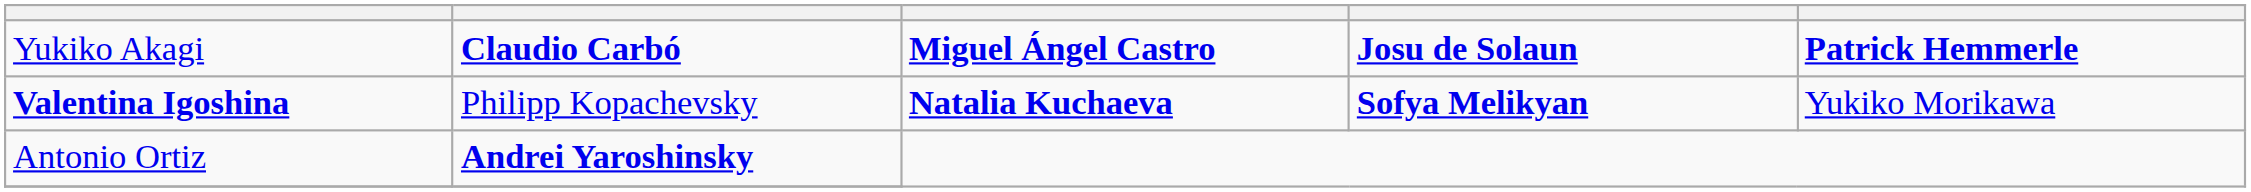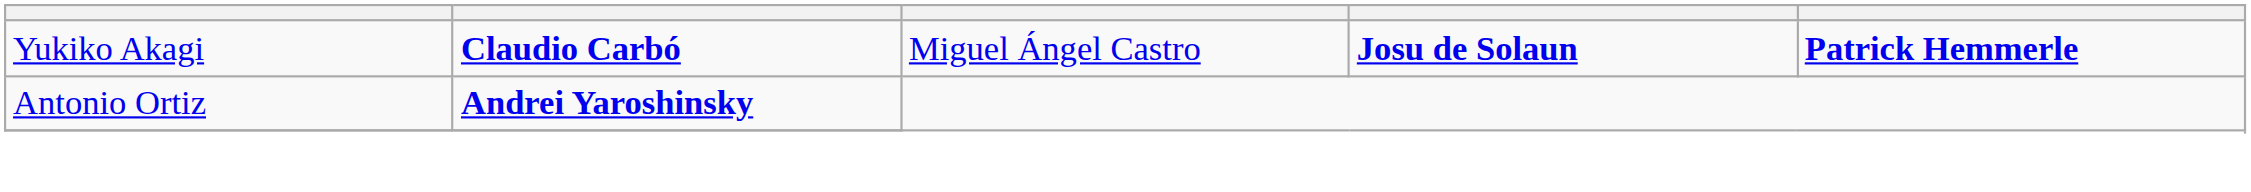(1062, 47) bold -> (1055, 47) normal
- row: (151, 102)
